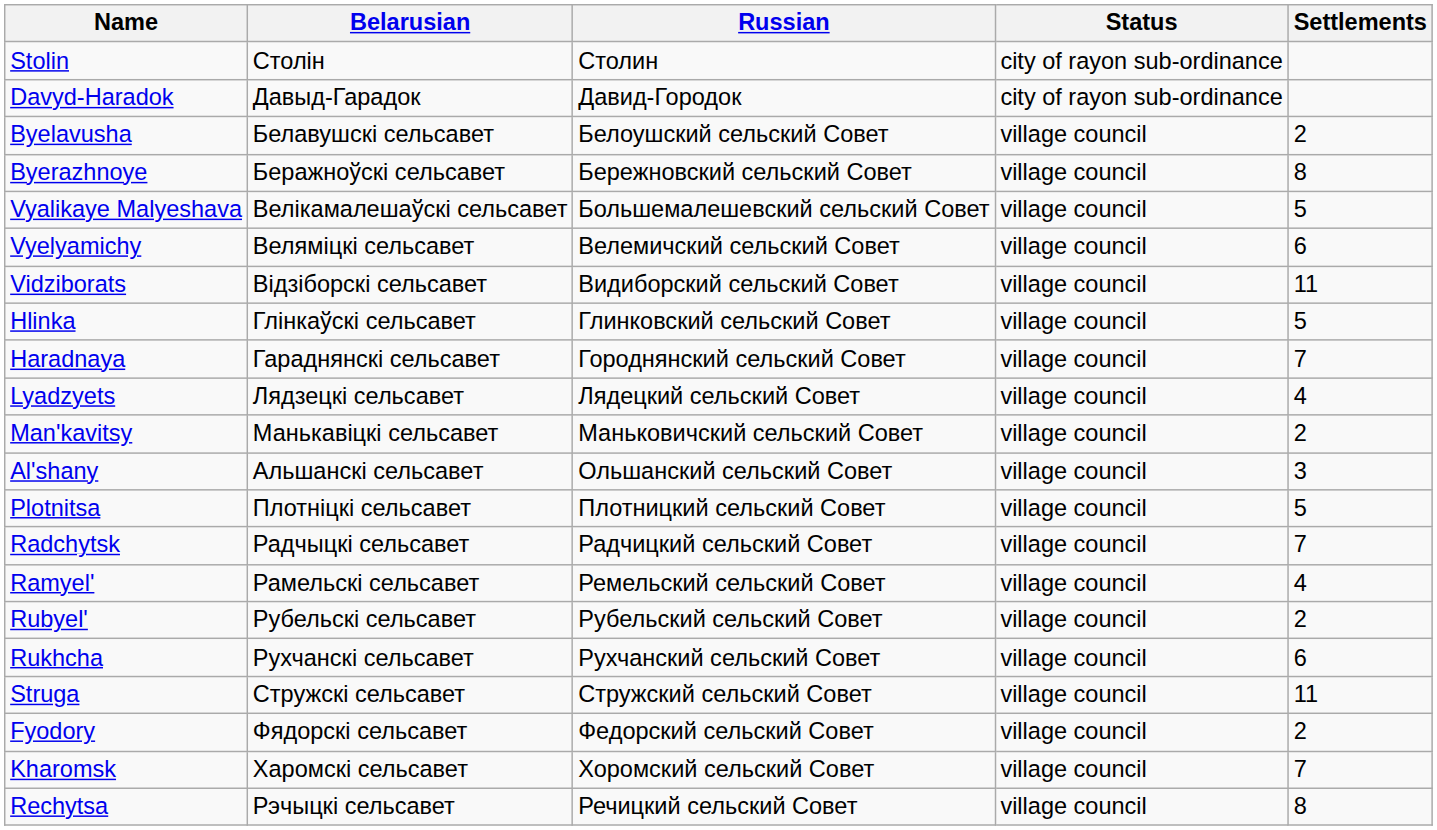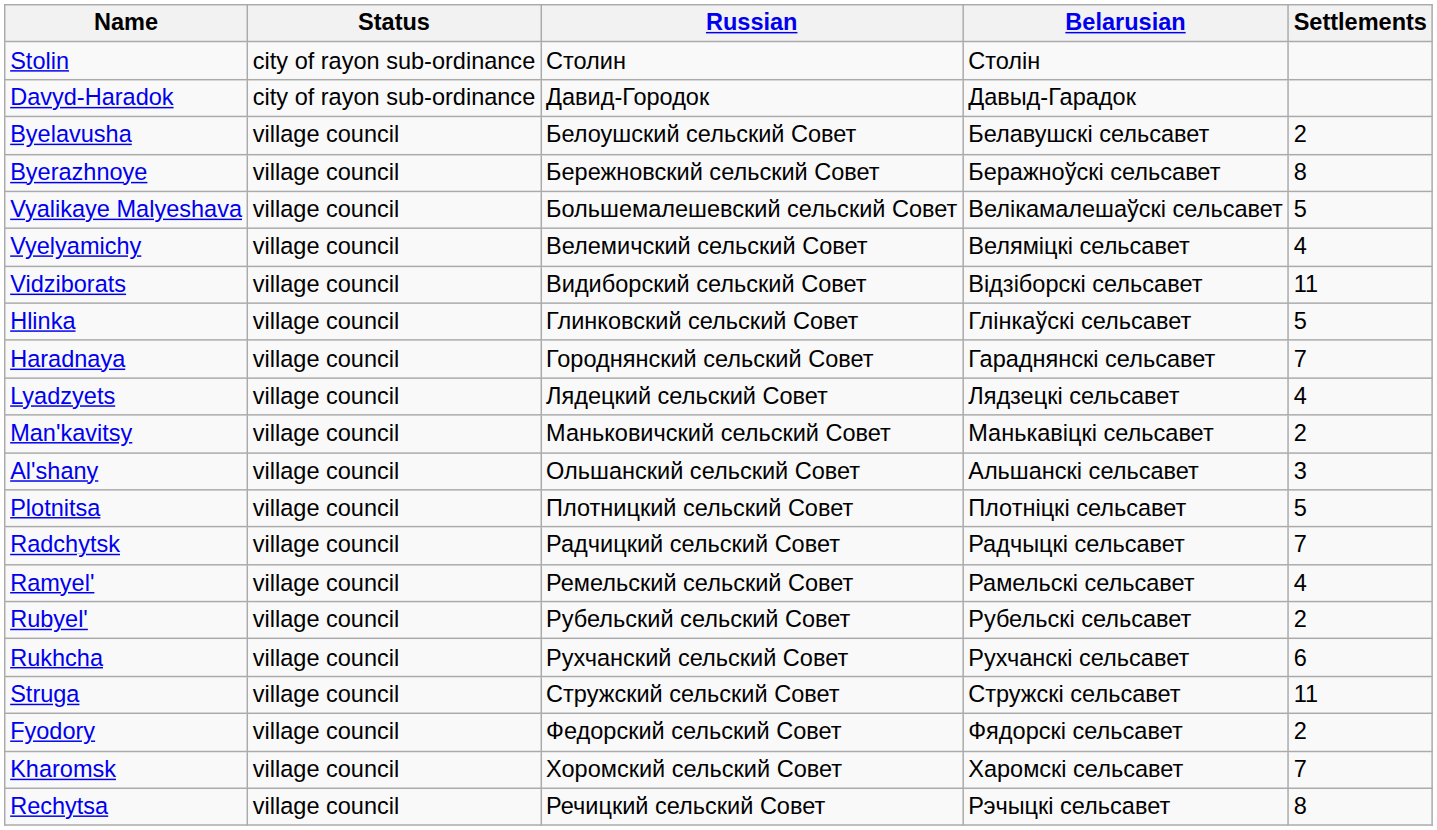columns swapped: (410, 23) <-> (1142, 23)
(1300, 246) 6 -> (1300, 246) 4
